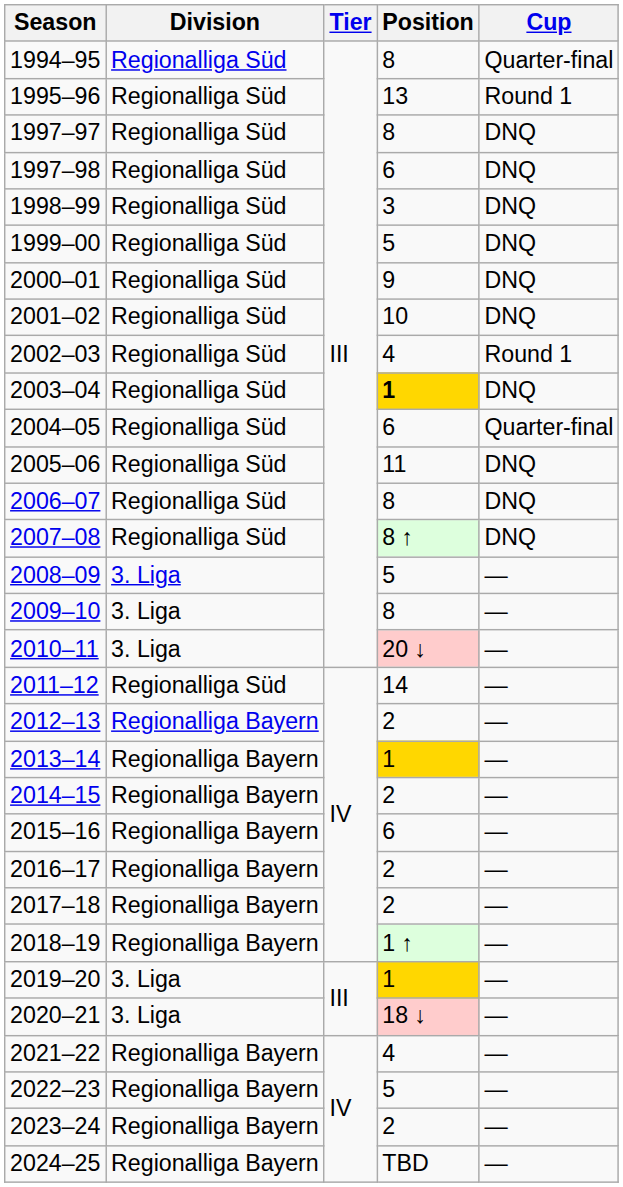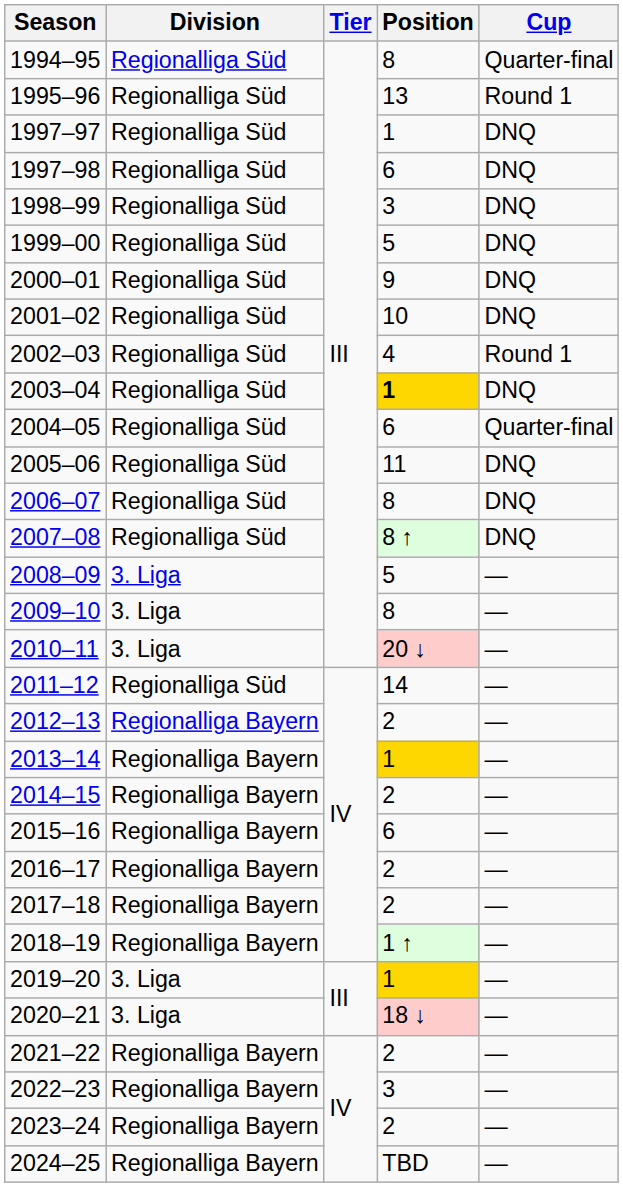(389, 133) 8 -> (389, 133) 1
(389, 1053) 4 -> (389, 1053) 2
(389, 1089) 5 -> (389, 1089) 3
